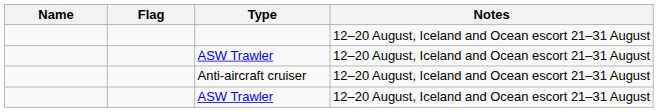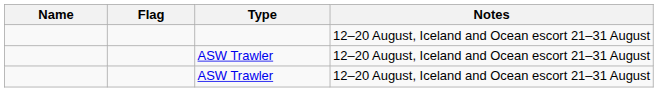- row: (56, 76)
